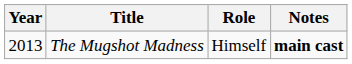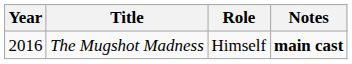(25, 44) 2013 -> (25, 44) 2016
